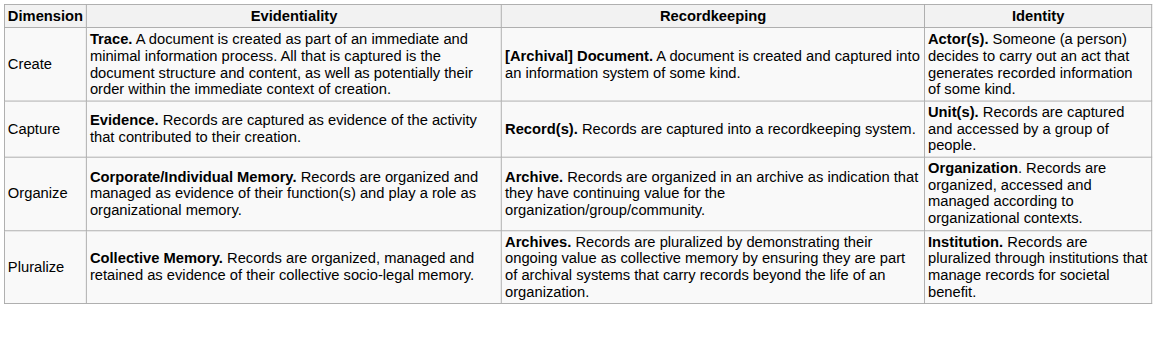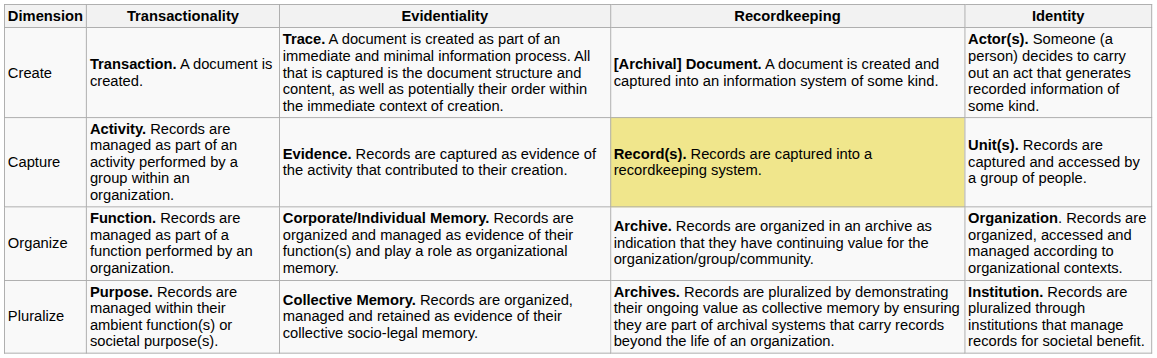+ column: (183, 16)
(710, 129) no background -> (743, 162) khaki background
